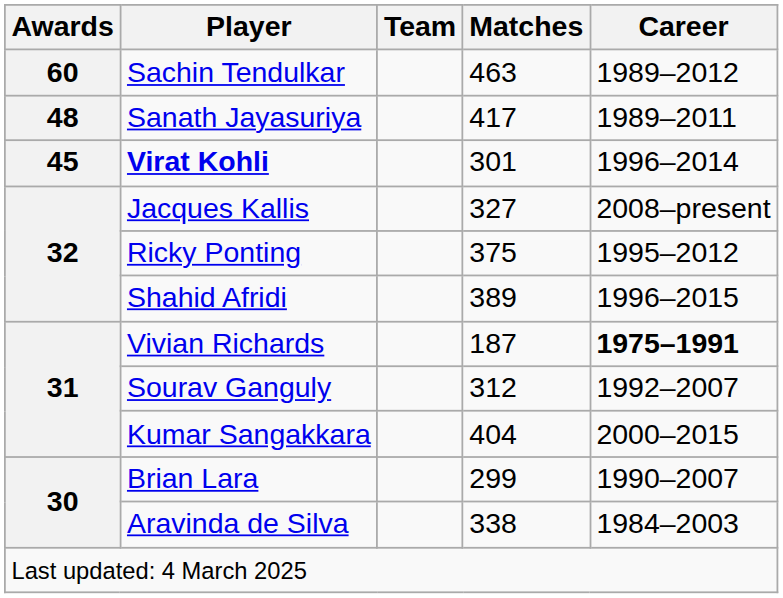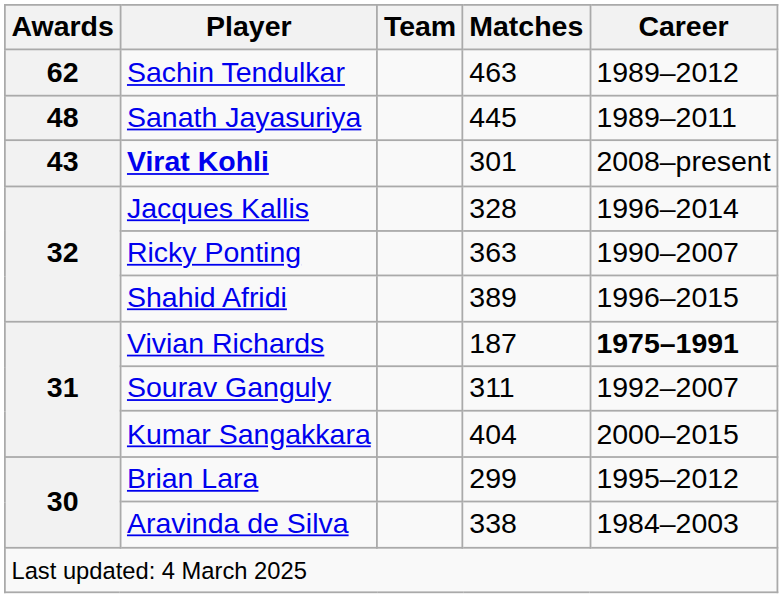(63, 72) 60 -> (63, 72) 62
(493, 117) 417 -> (493, 117) 445
(63, 162) 45 -> (63, 162) 43
(668, 162) 1996–2014 -> (684, 162) 2008–present
(493, 207) 327 -> (493, 207) 328
(684, 207) 2008–present -> (668, 207) 1996–2014
(493, 252) 375 -> (493, 252) 363
(668, 252) 1995–2012 -> (668, 252) 1990–2007
(493, 388) 312 -> (492, 388) 311
(668, 478) 1990–2007 -> (668, 478) 1995–2012
